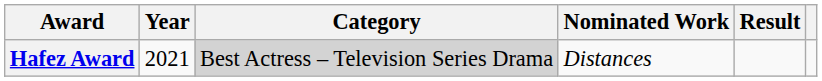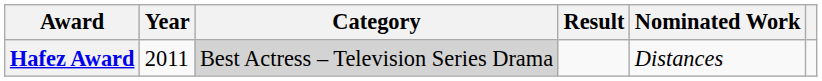columns swapped: (646, 22) <-> (770, 22)
(167, 57) 2021 -> (167, 57) 2011
